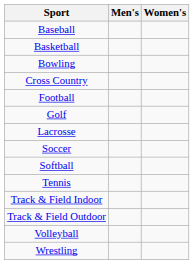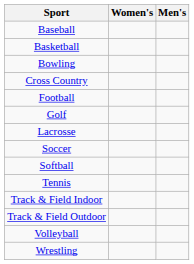columns swapped: (125, 13) <-> (165, 13)
